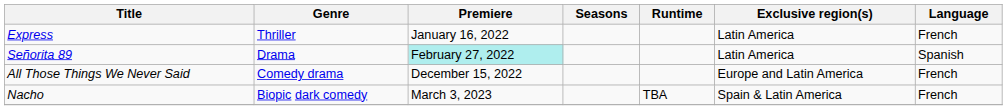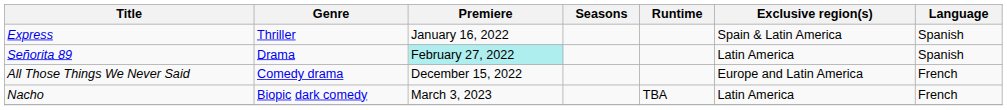(756, 34) Latin America -> (780, 34) Spain & Latin America
(938, 34) French -> (941, 34) Spanish
(780, 94) Spain & Latin America -> (756, 94) Latin America
